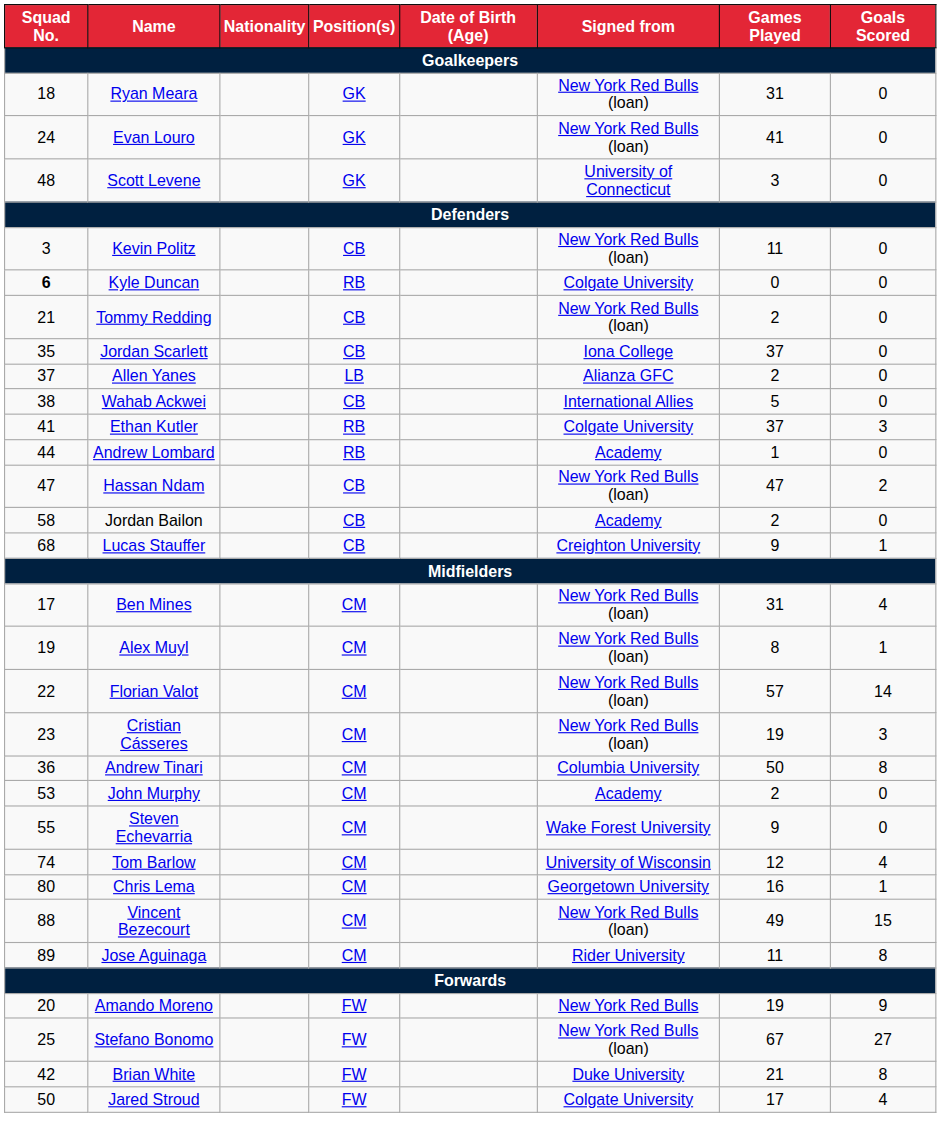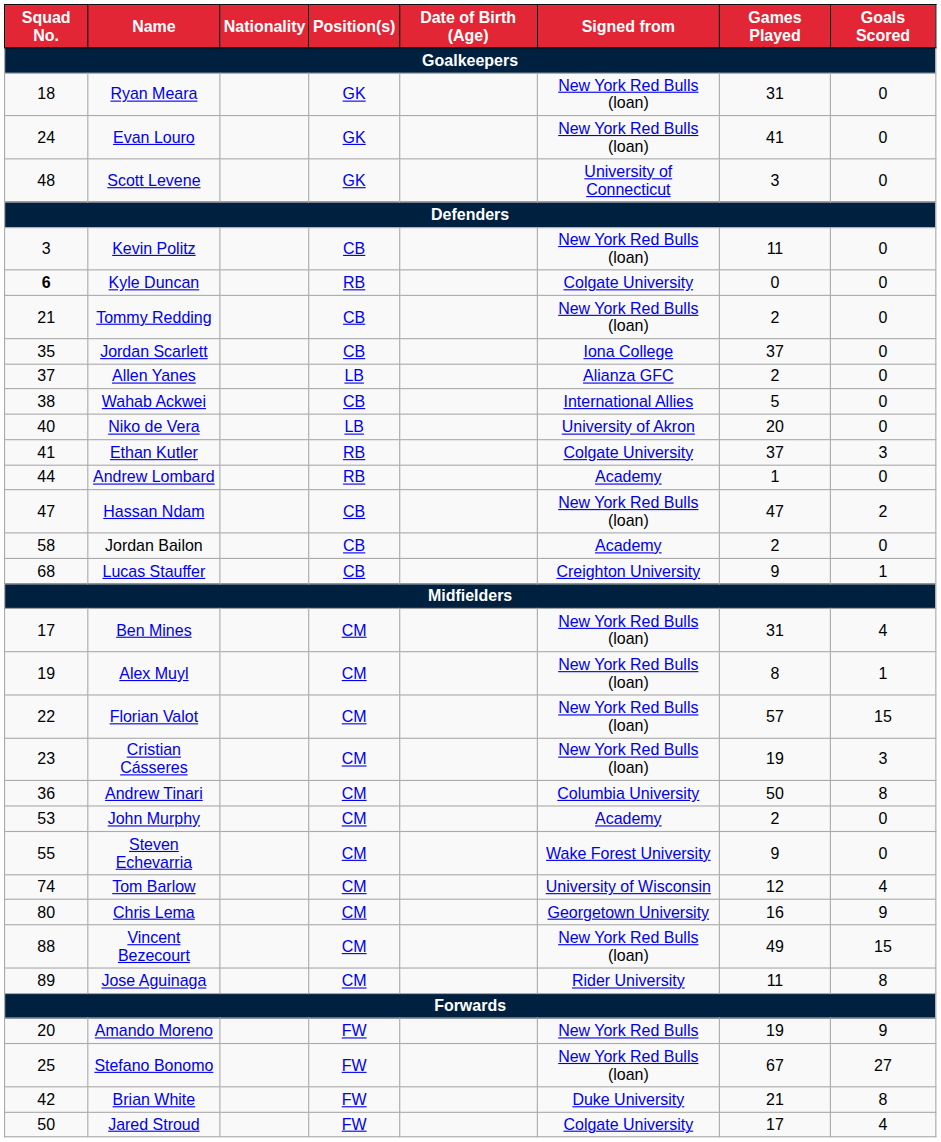+ row: (154, 427)
(883, 691) 14 -> (883, 717) 15
(883, 887) 1 -> (883, 913) 9
